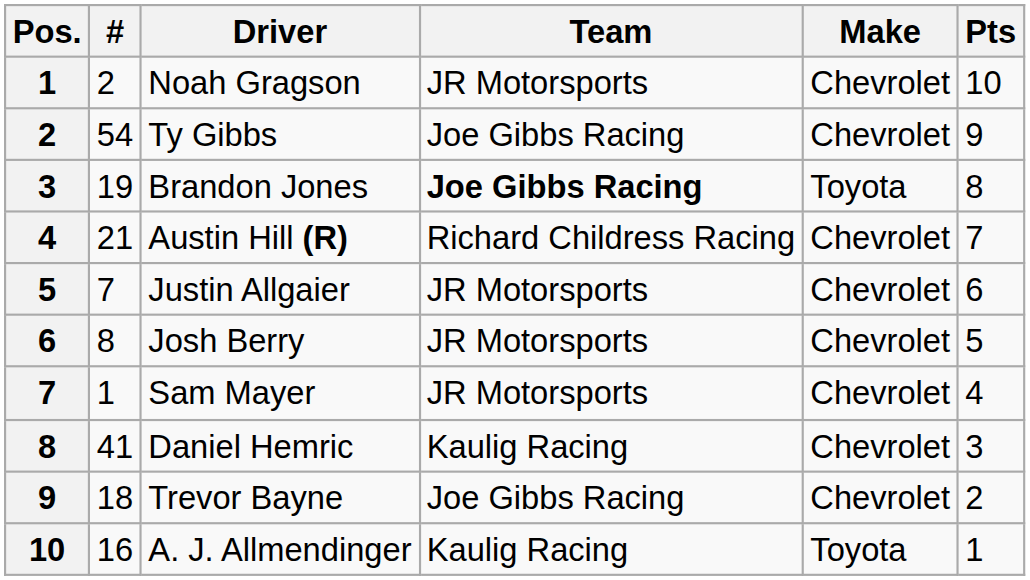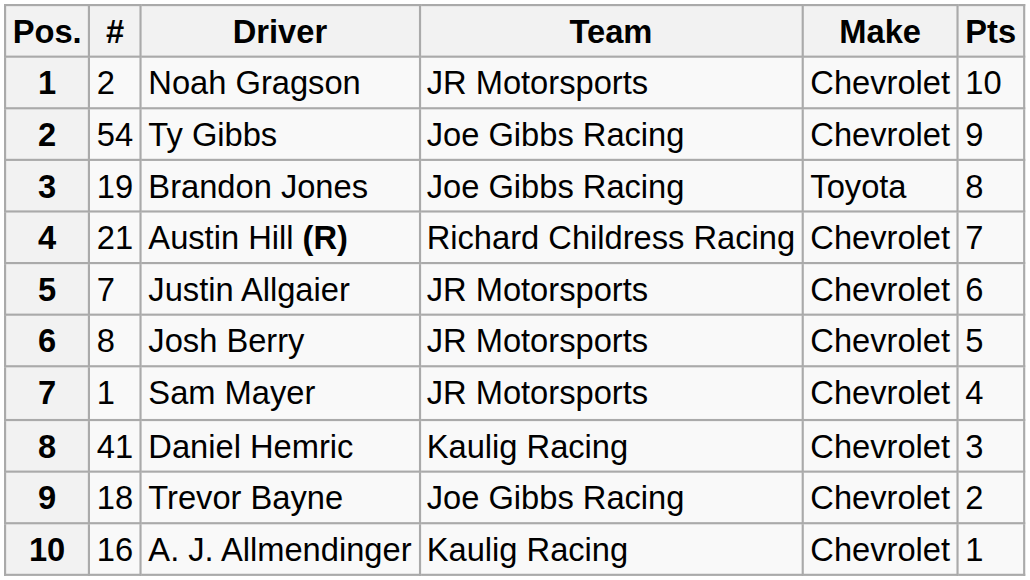(565, 186) bold -> (556, 186) normal
(858, 548) Toyota -> (880, 548) Chevrolet
